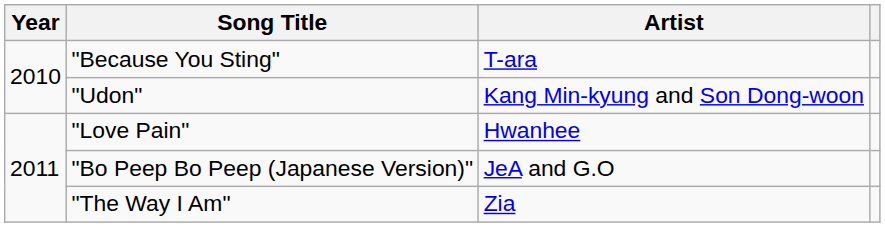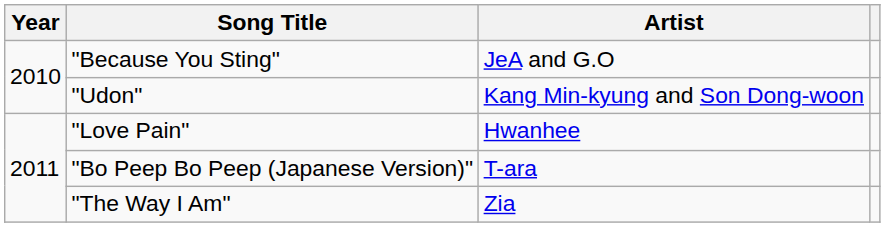(510, 58) T-ara -> (549, 58) JeA and G.O
(549, 167) JeA and G.O -> (510, 167) T-ara
